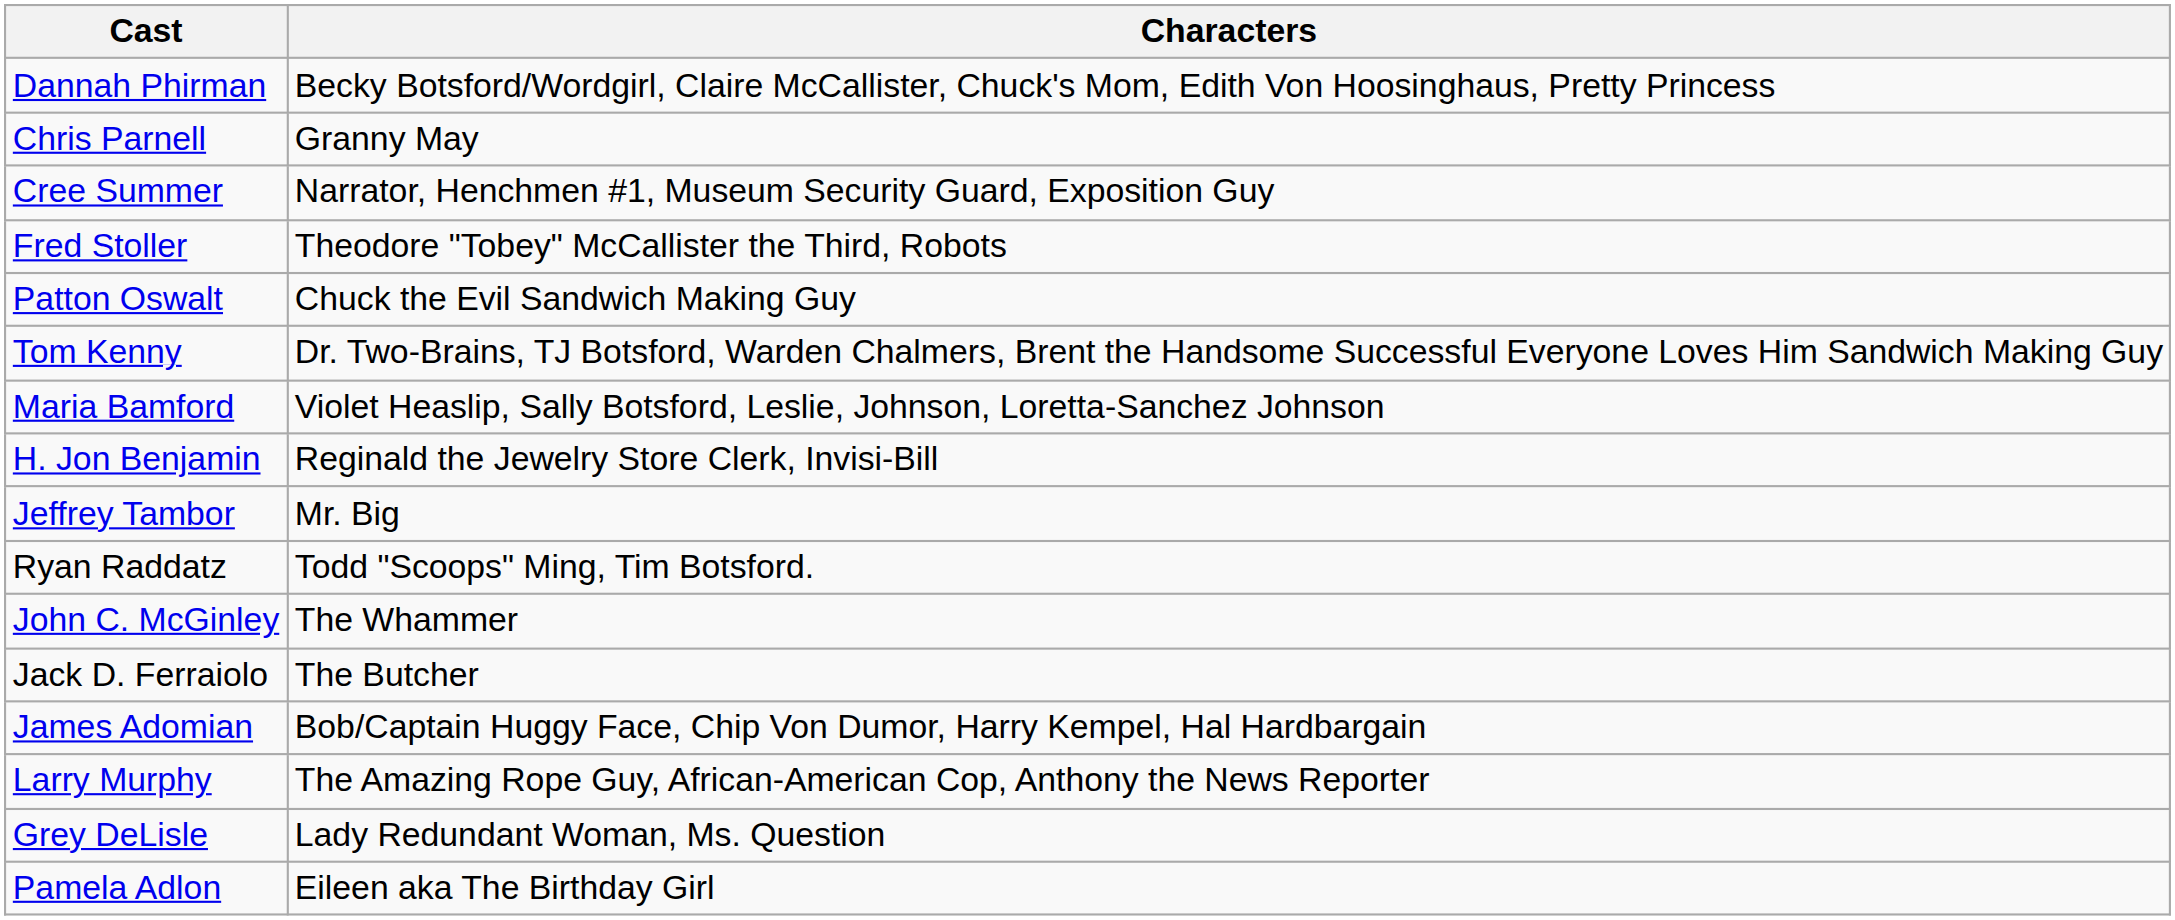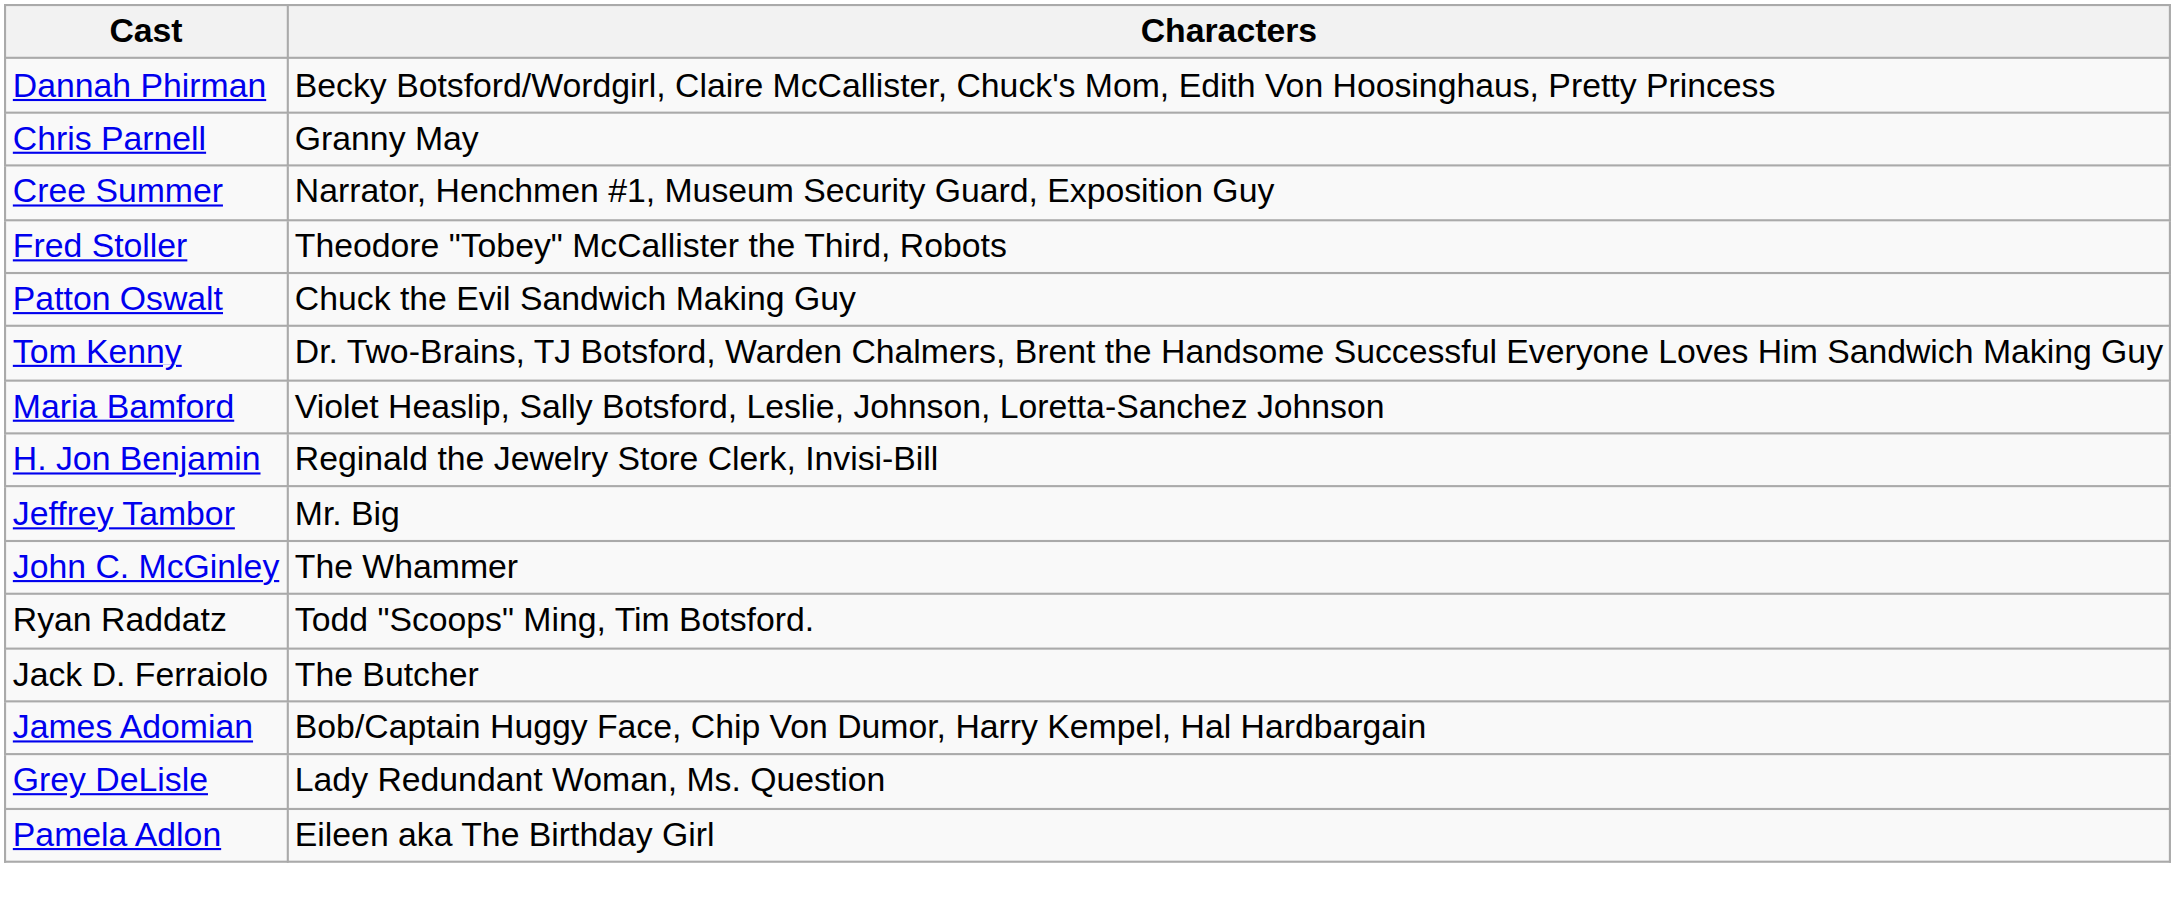rows swapped: (146, 620) <-> (120, 566)
- row: (112, 780)
